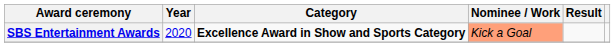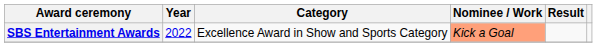(178, 32) 2020 -> (178, 32) 2022
(331, 32) bold -> (322, 32) normal
